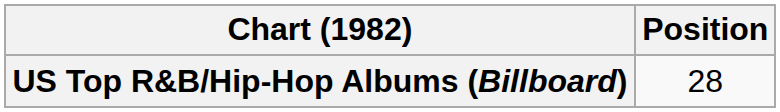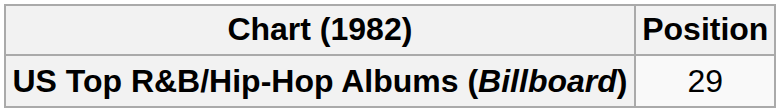(705, 80) 28 -> (705, 80) 29
